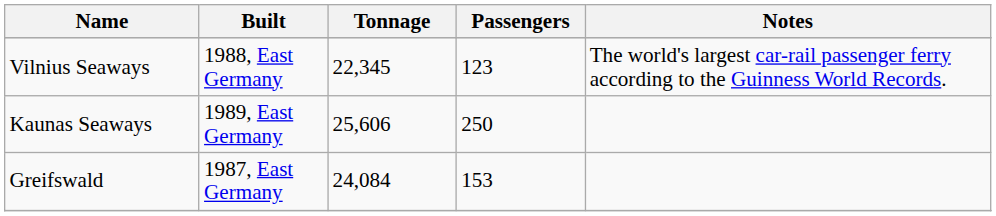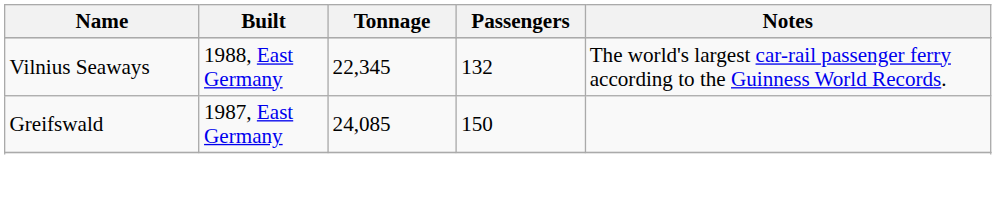(477, 66) 123 -> (477, 66) 132
- row: (81, 123)
(362, 181) 24,084 -> (362, 123) 24,085
(477, 181) 153 -> (477, 123) 150
